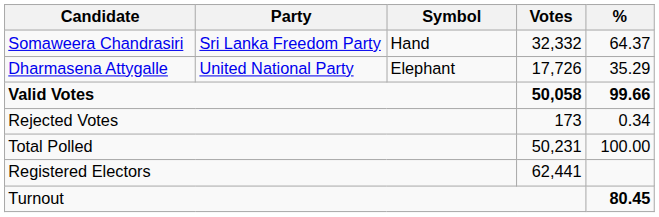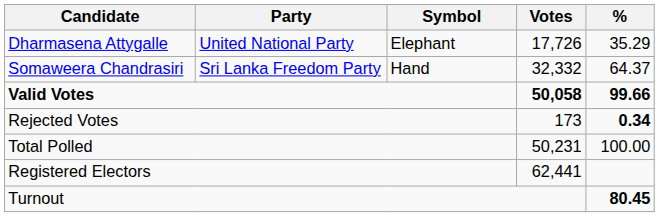rows swapped: (96, 43) <-> (88, 69)
(634, 120) normal -> (634, 120) bold
